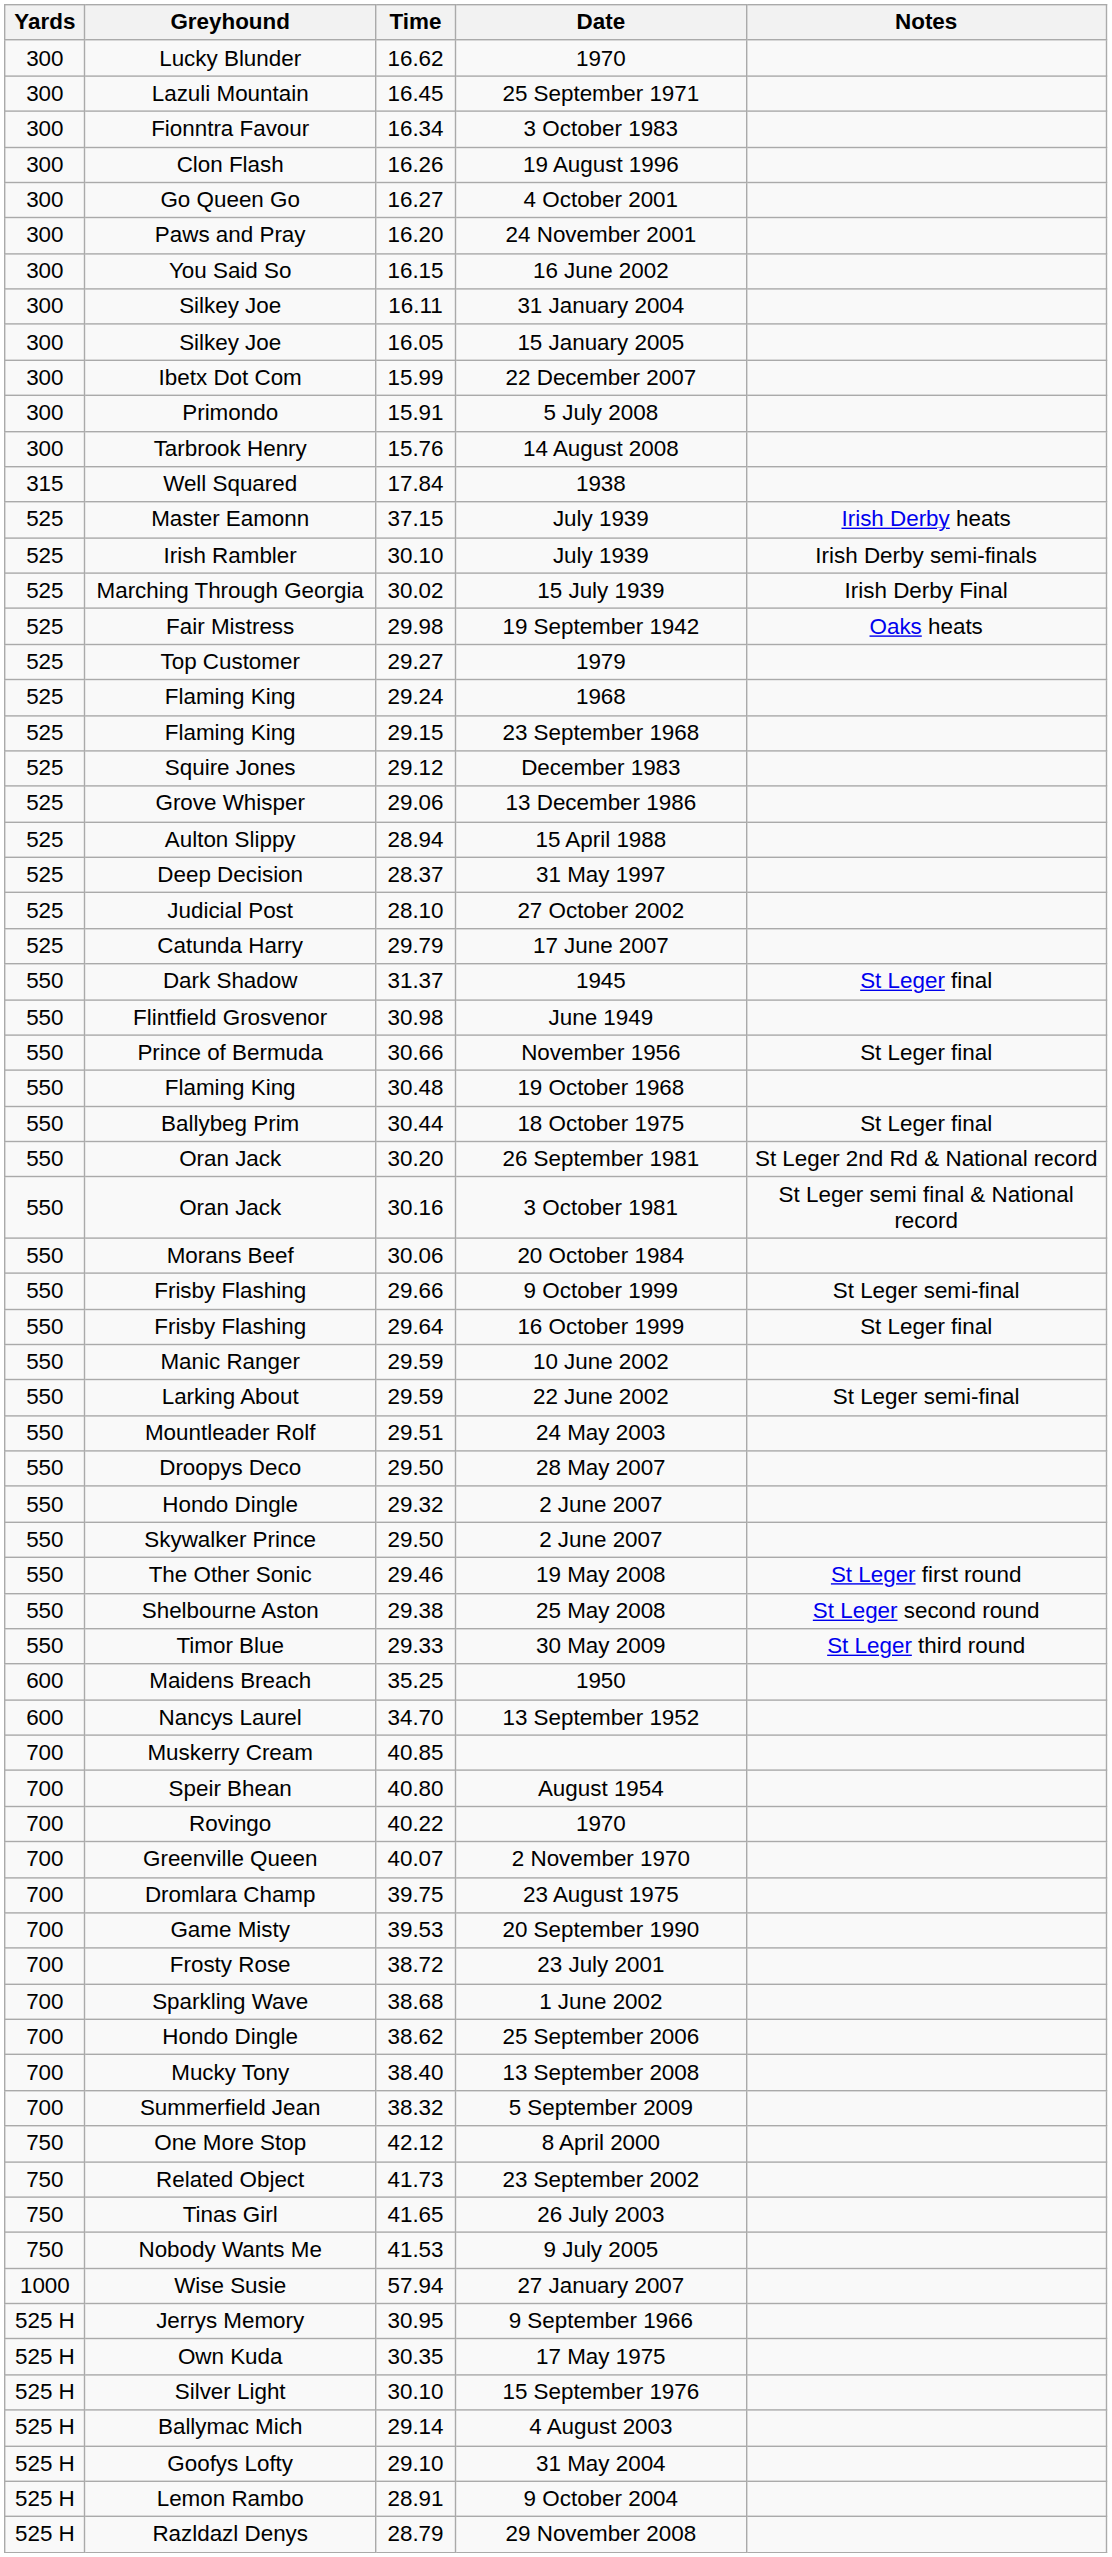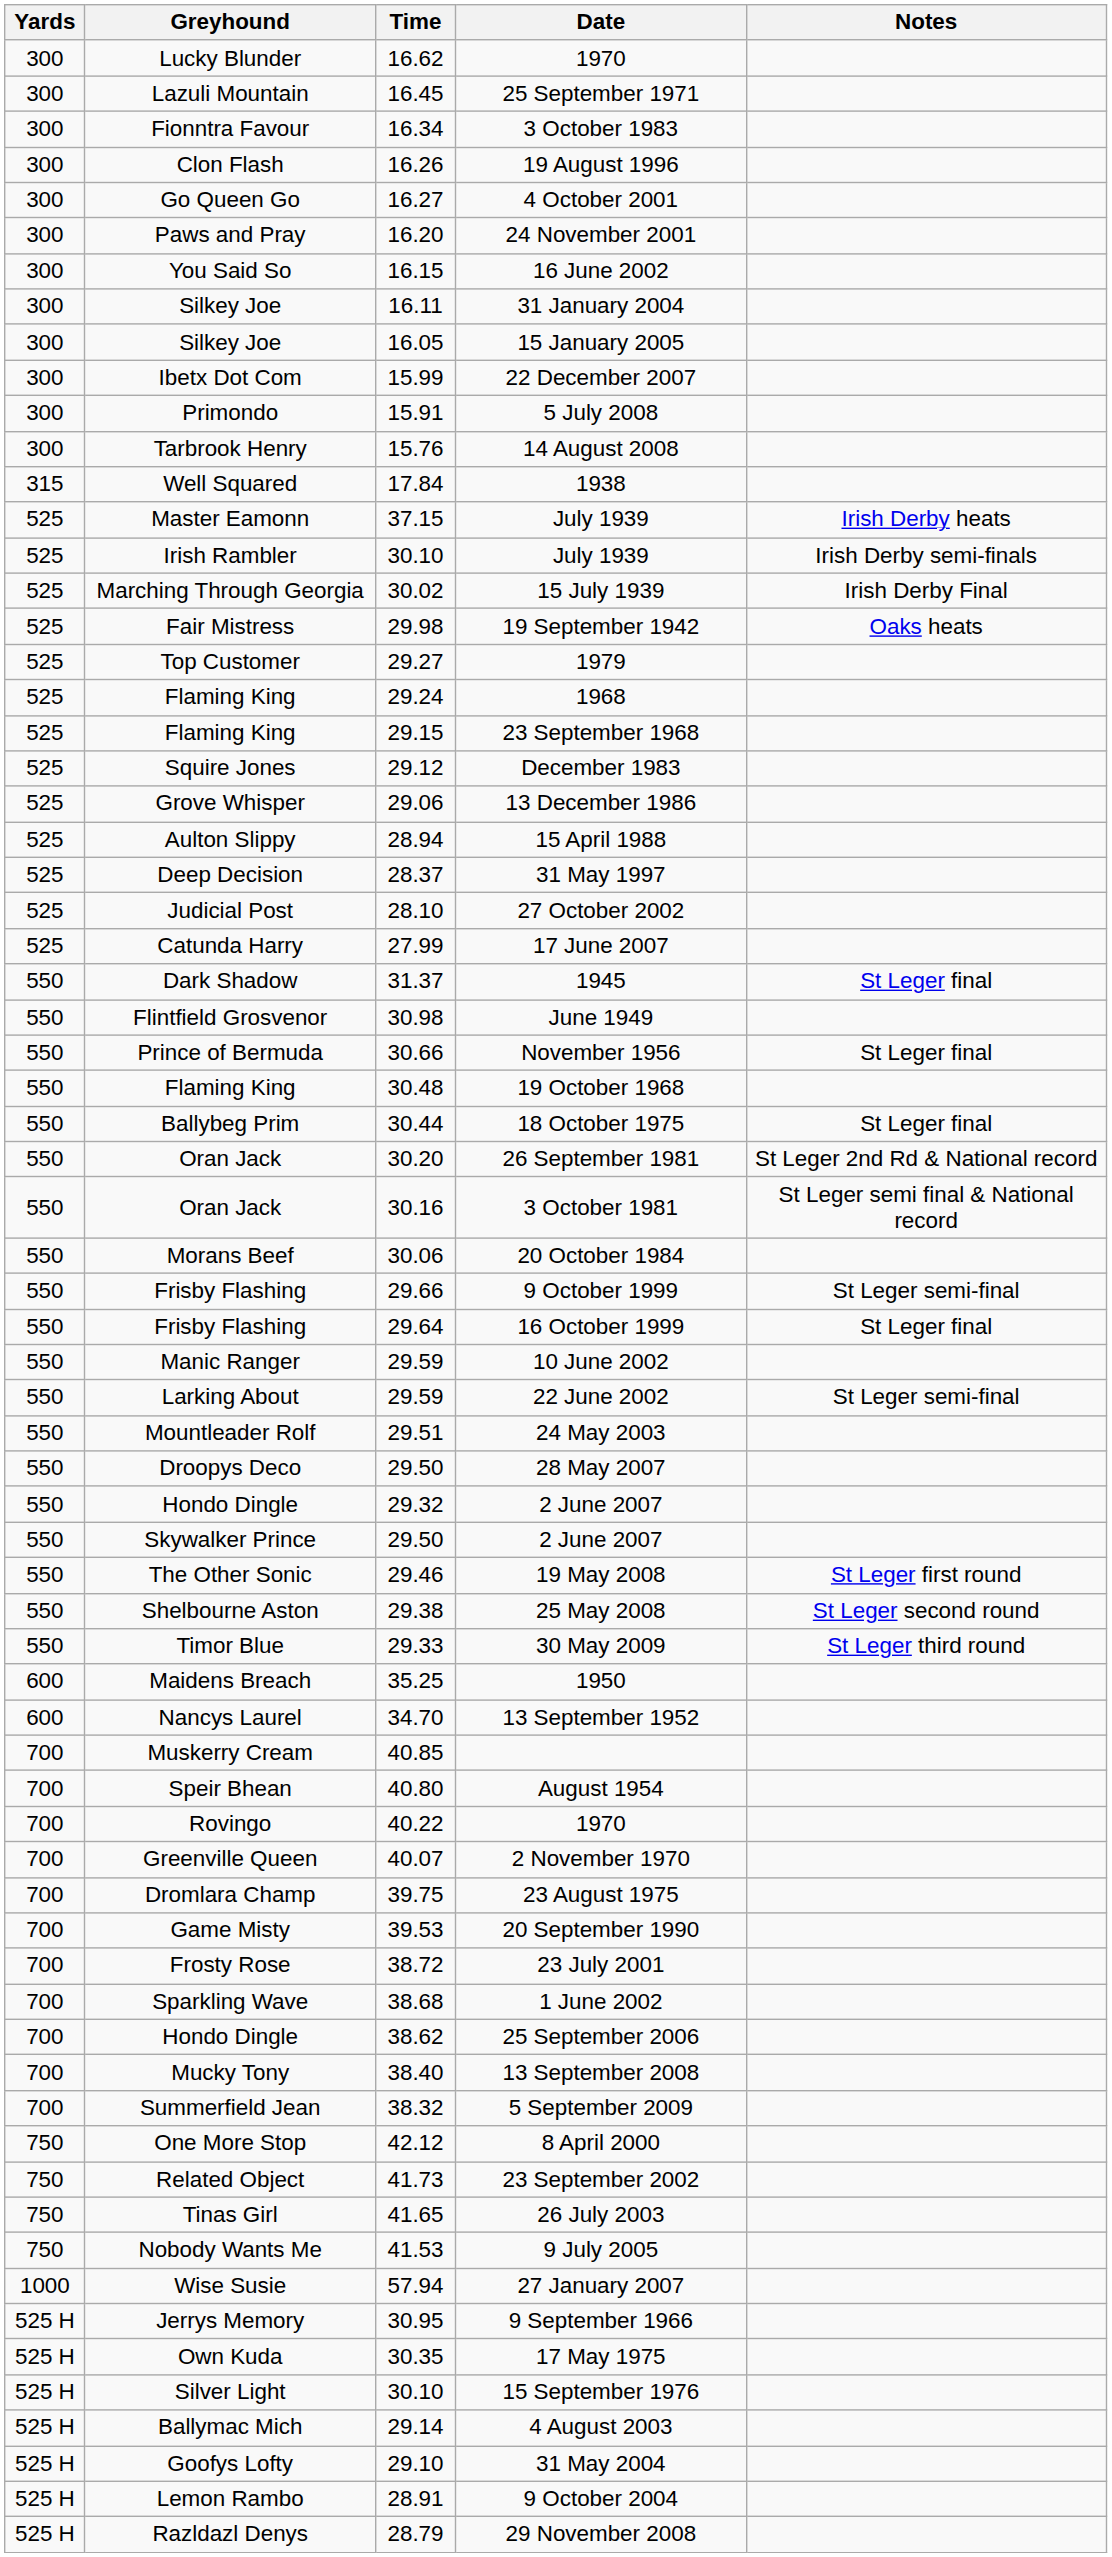(416, 945) 29.79 -> (416, 945) 27.99
